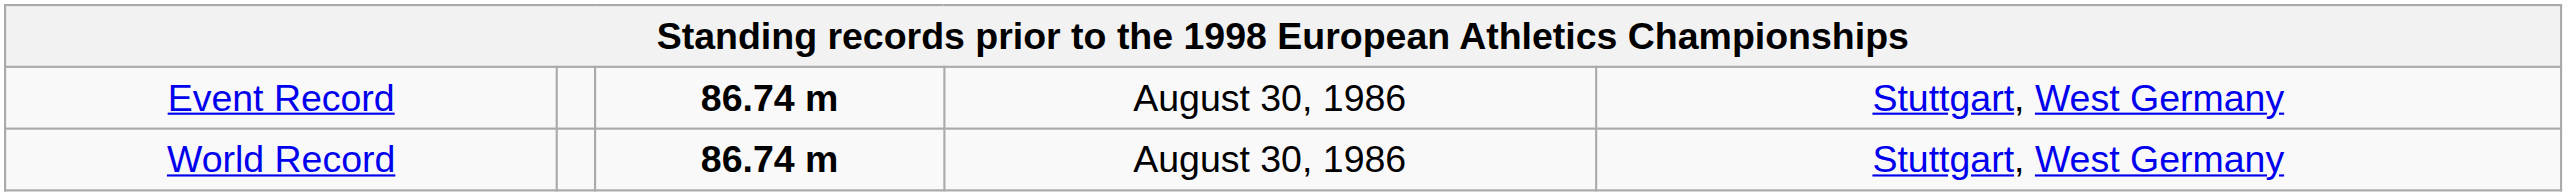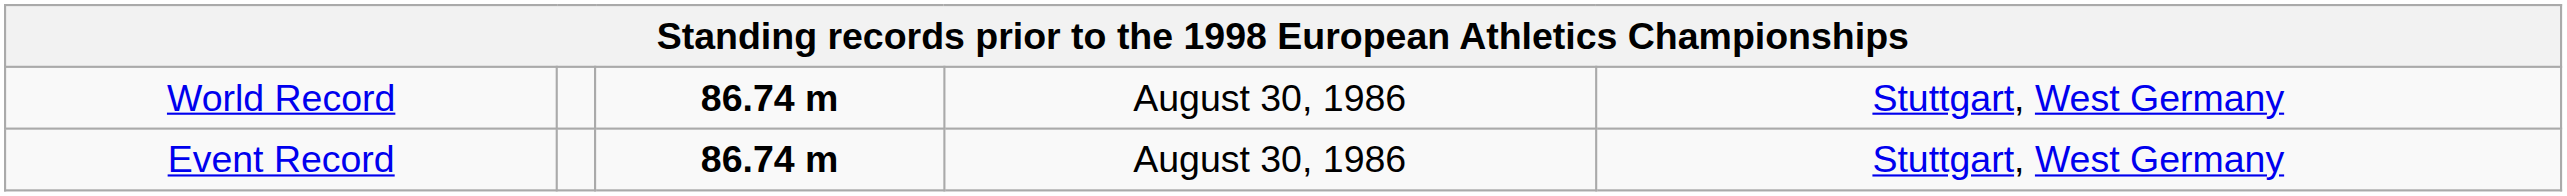rows swapped: (281, 158) <-> (281, 96)
